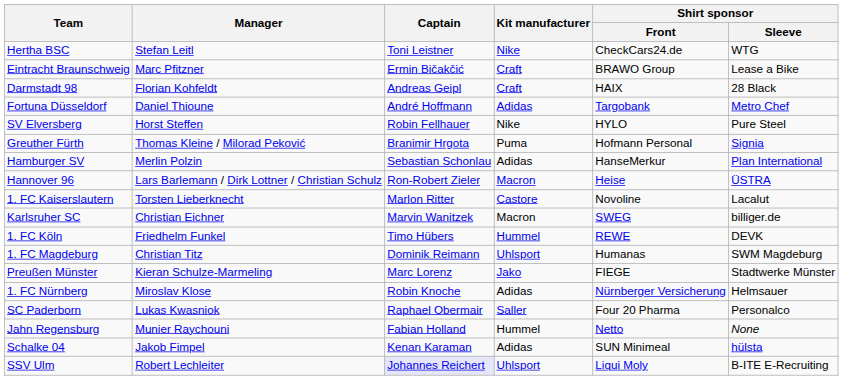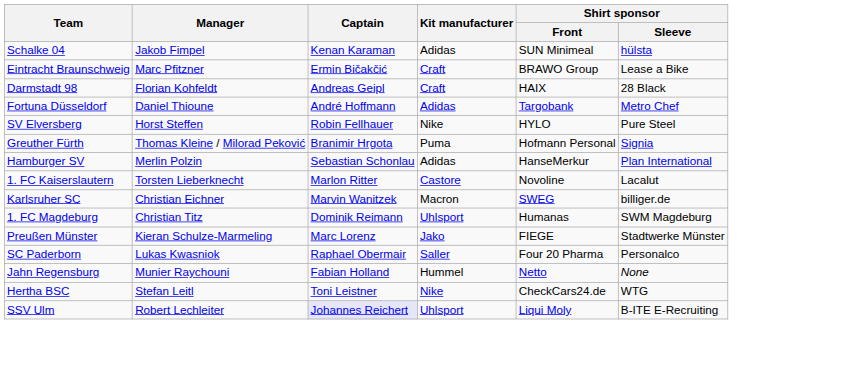rows swapped: (38, 50) <-> (36, 347)
- row: (41, 180)
- row: (35, 236)
- row: (47, 291)
